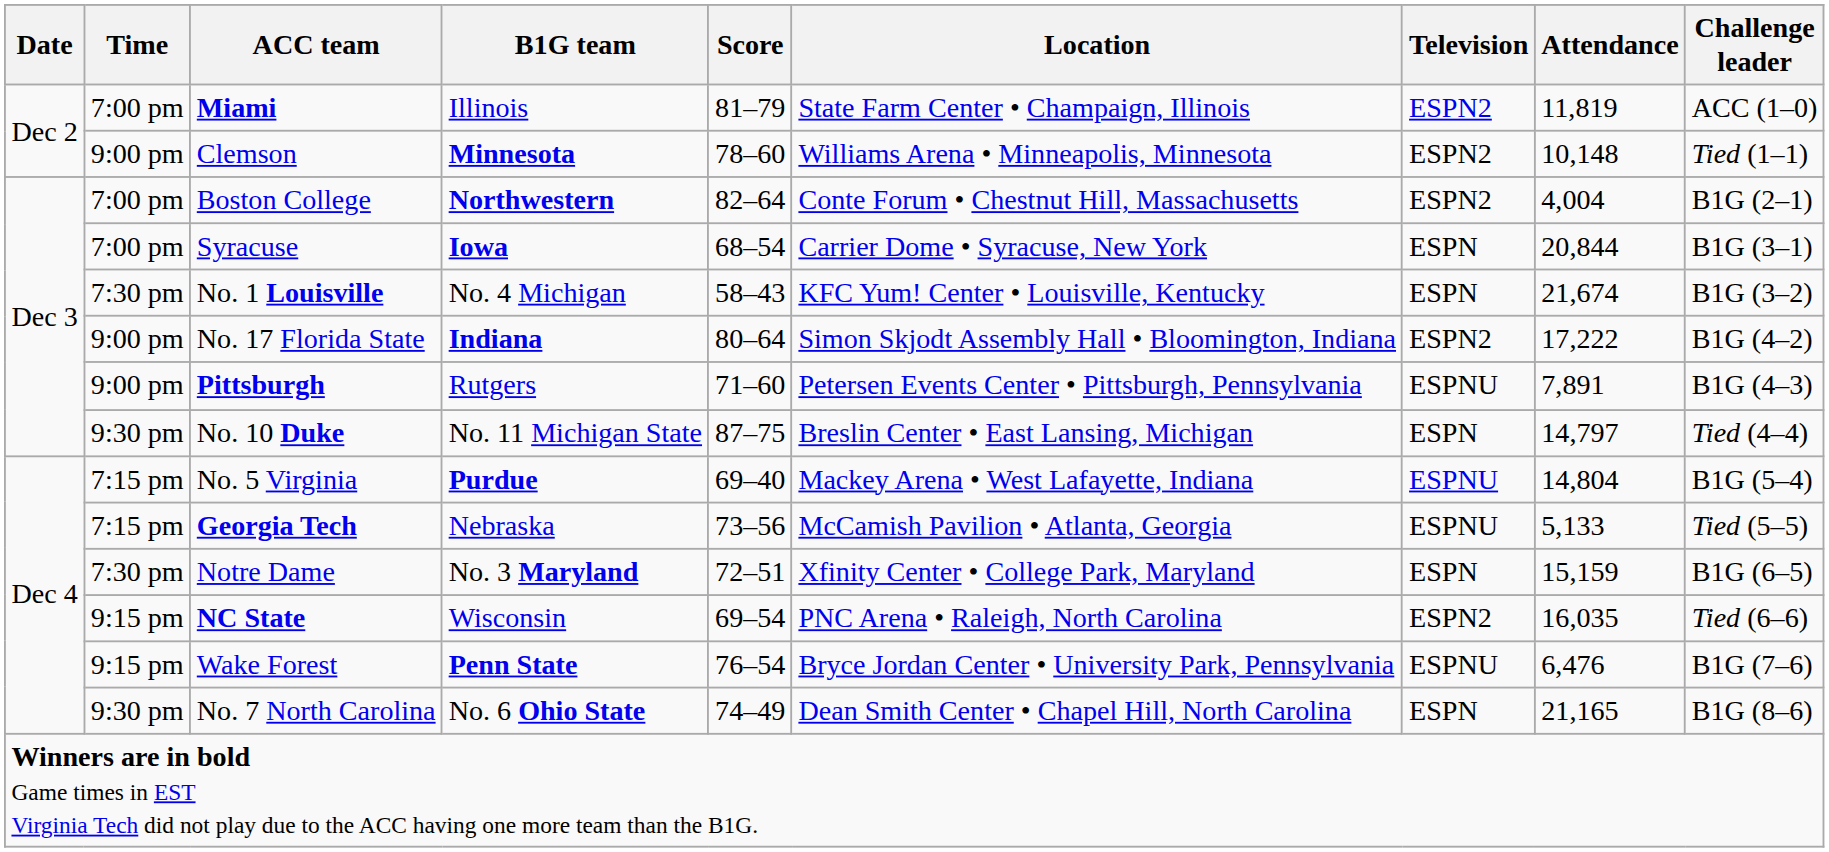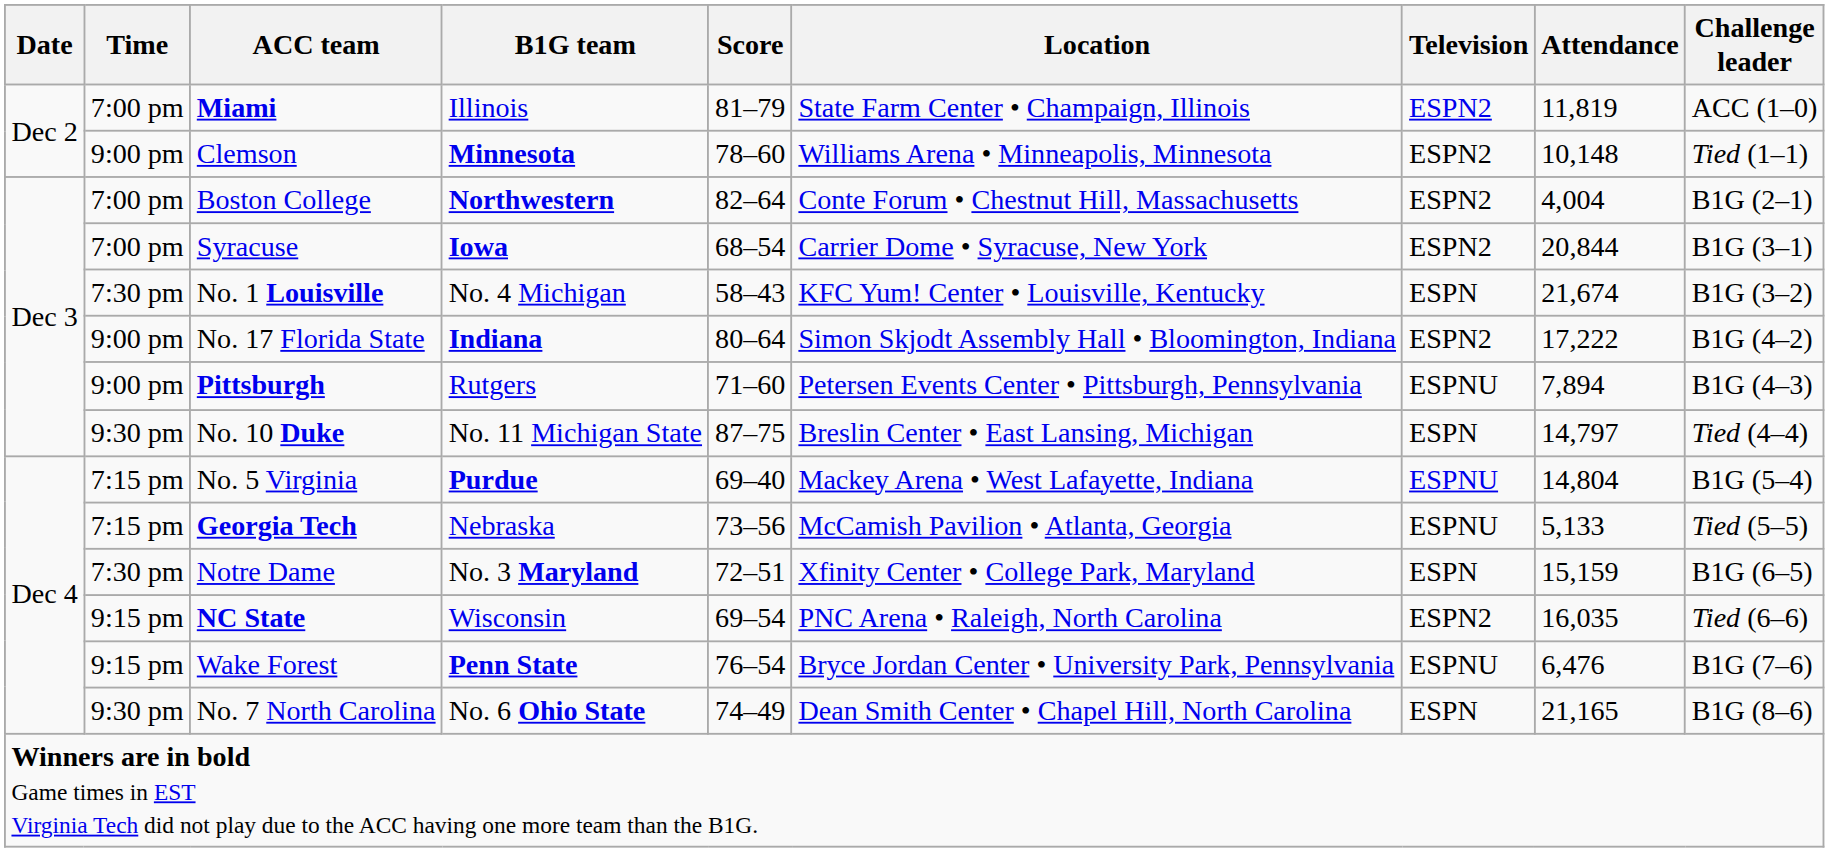(1443, 246) ESPN -> (1450, 246) ESPN2
(1573, 385) 7,891 -> (1573, 385) 7,894
